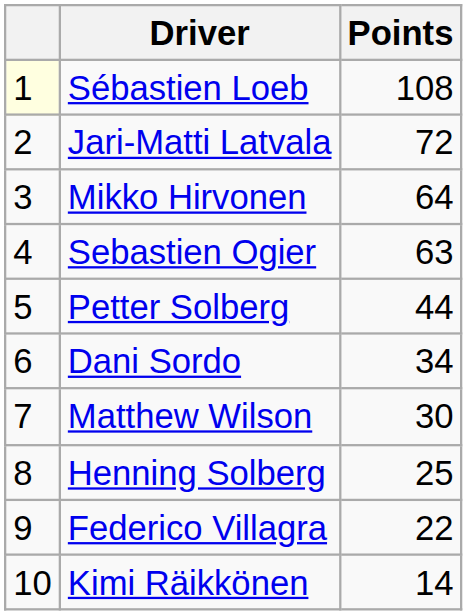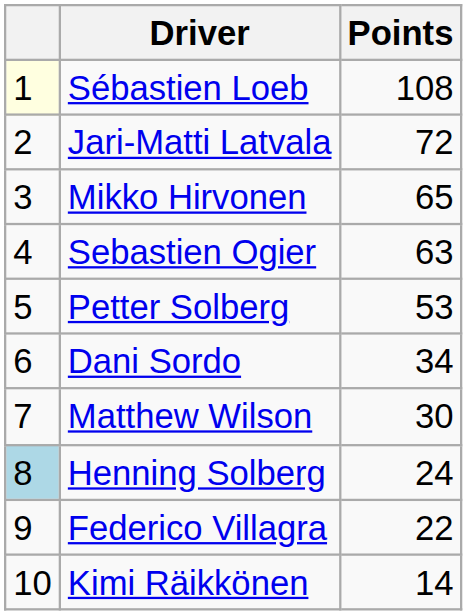(434, 197) 64 -> (434, 197) 65
(434, 307) 44 -> (434, 307) 53
(23, 472) no background -> (23, 472) lightblue background
(434, 472) 25 -> (434, 472) 24
